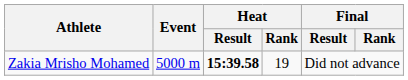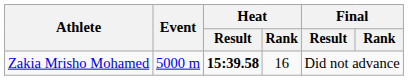(282, 63) 19 -> (282, 63) 16
